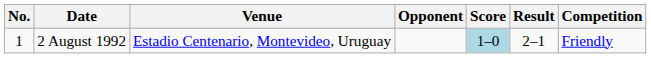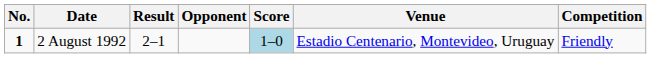columns swapped: (262, 16) <-> (534, 16)
(19, 40) normal -> (19, 40) bold
